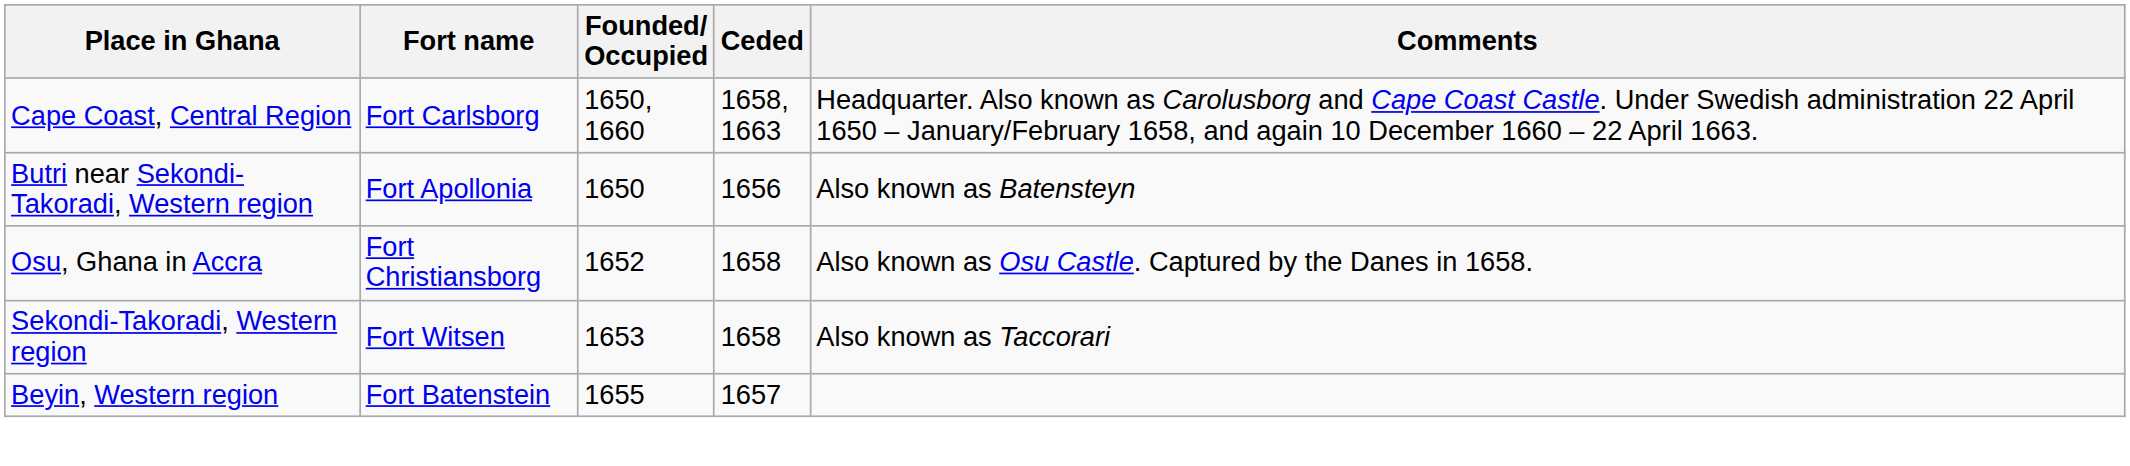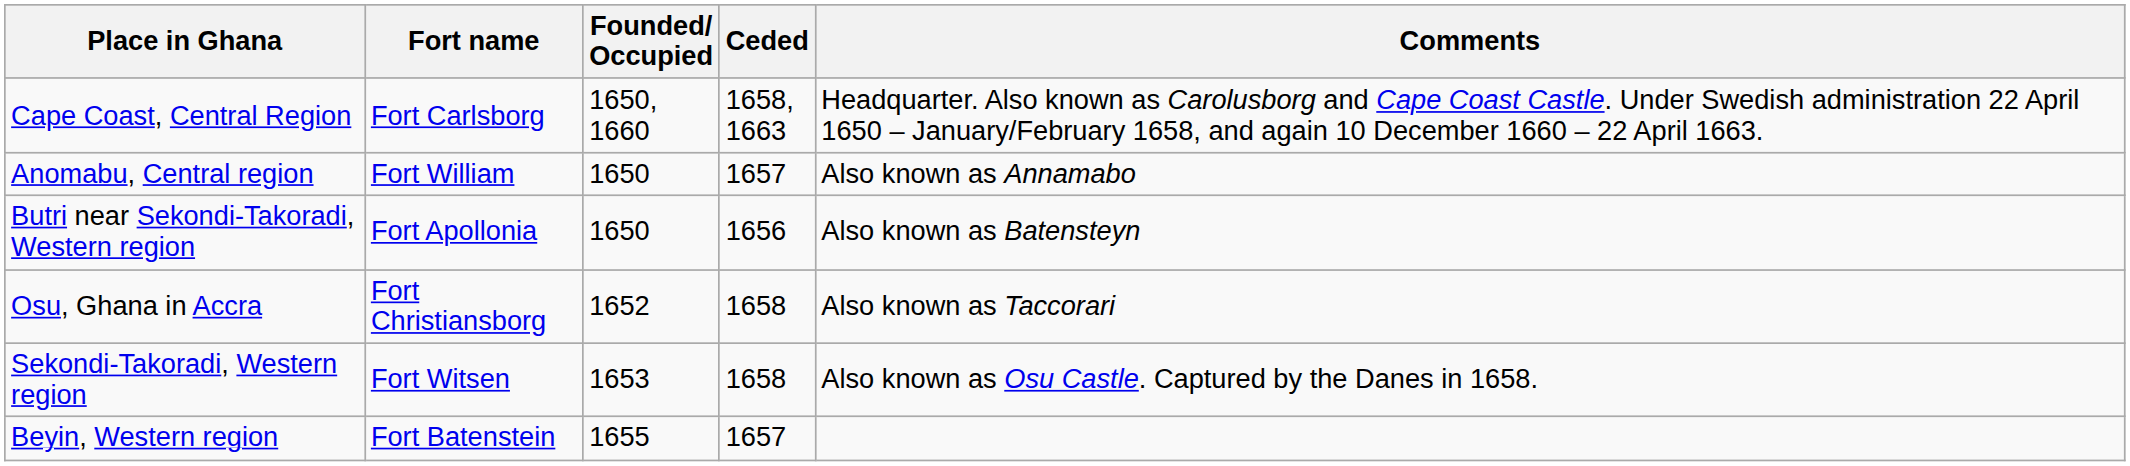+ row: (162, 173)
(1175, 262) Also known as Osu Castle. Captured by the Danes in 1658. -> (968, 305) Also known as Taccorari
(963, 336) Also known as Taccorari -> (1180, 379) Also known as Osu Castle. Captured by the Danes in 1658.
